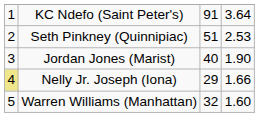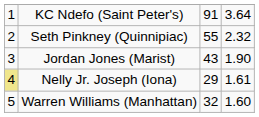(211, 36) 51 -> (211, 36) 55
(238, 36) 2.53 -> (238, 36) 2.32
(211, 58) 40 -> (211, 58) 43
(238, 79) 1.66 -> (238, 79) 1.61
